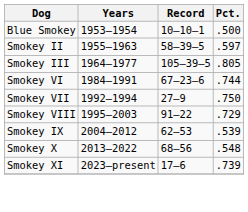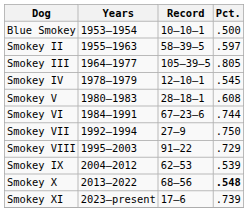+ row: (35, 81)
+ row: (32, 98)
(228, 148) normal -> (228, 182) bold
